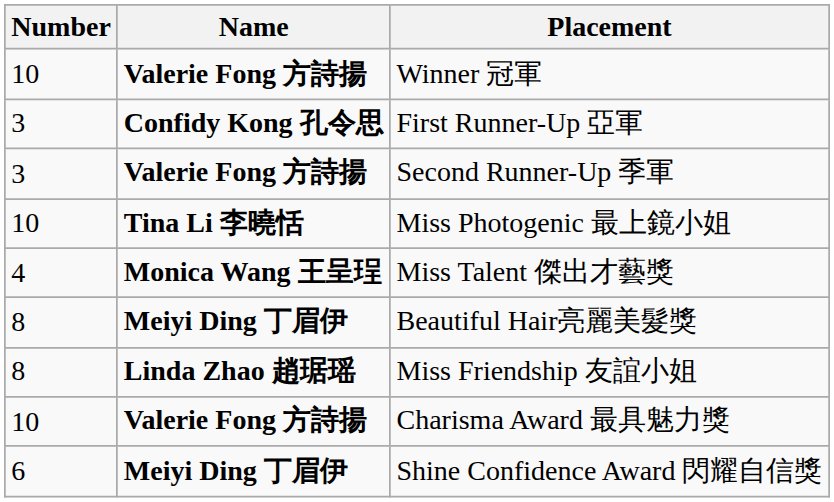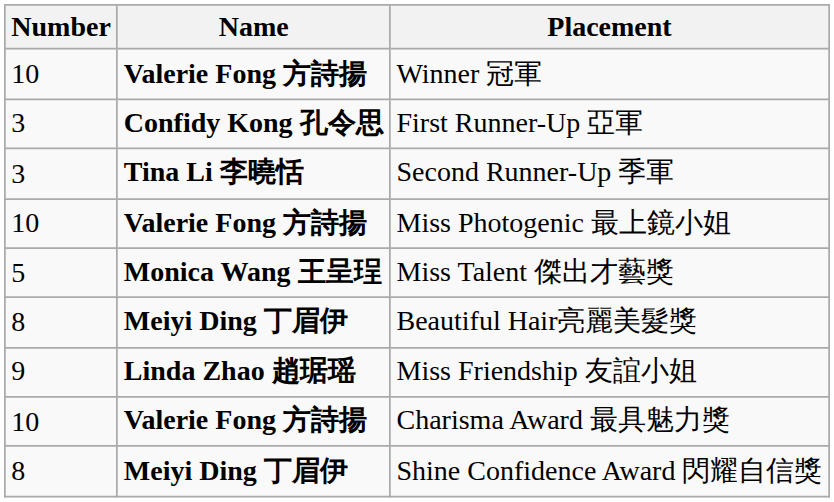(245, 172) Valerie Fong 方詩揚 -> (214, 172) Tina Li 李曉恬
(214, 221) Tina Li 李曉恬 -> (245, 221) Valerie Fong 方詩揚
(18, 272) 4 -> (18, 272) 5
(18, 371) 8 -> (18, 371) 9
(18, 470) 6 -> (18, 470) 8
